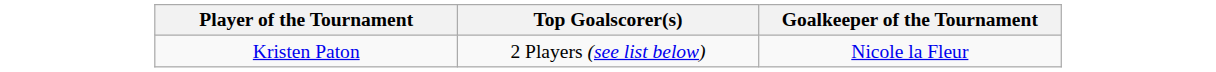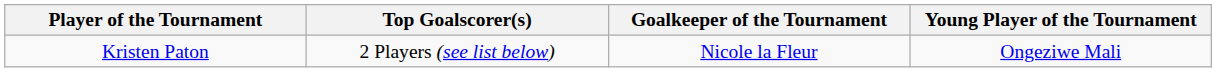+ column: (1061, 19)
